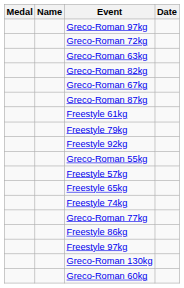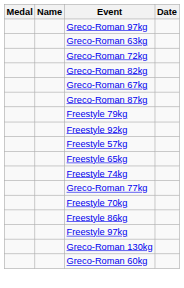rows swapped: (107, 56) <-> (107, 41)
- row: (97, 115)
- row: (107, 159)
+ row: (97, 203)
